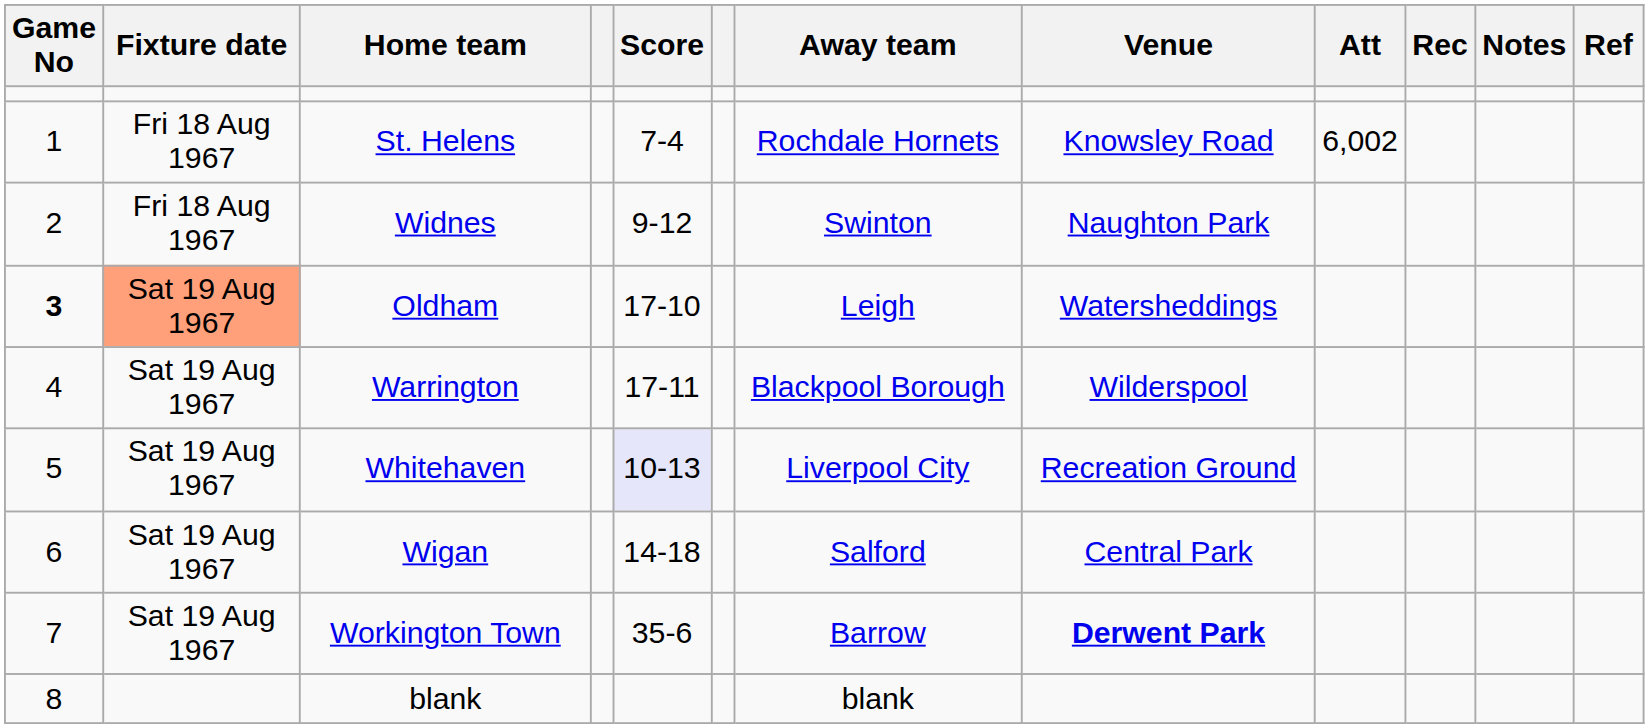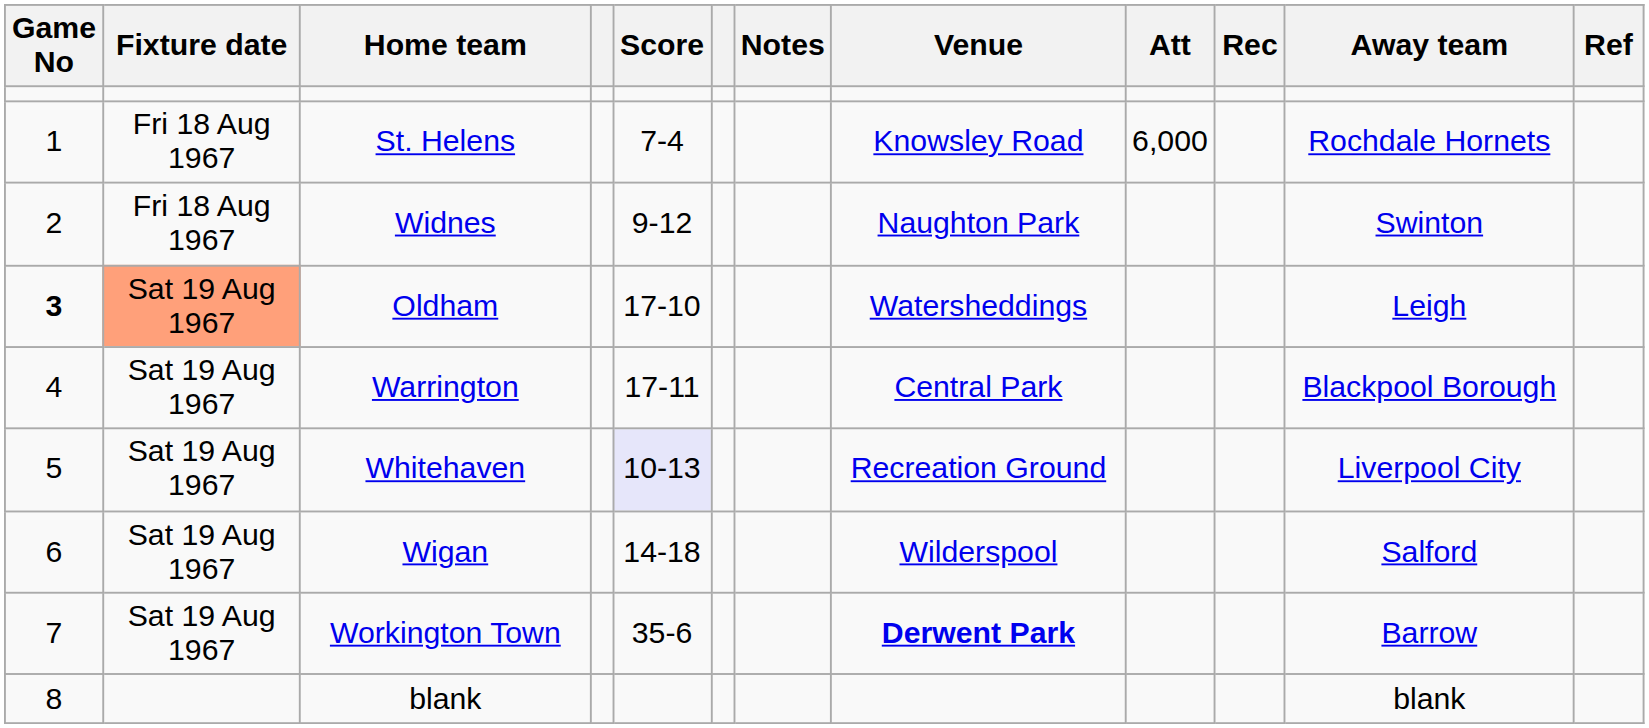columns swapped: (878, 45) <-> (1524, 45)
(1360, 141) 6,002 -> (1170, 141) 6,000
(1169, 387) Wilderspool -> (978, 387) Central Park
(1169, 551) Central Park -> (978, 551) Wilderspool
